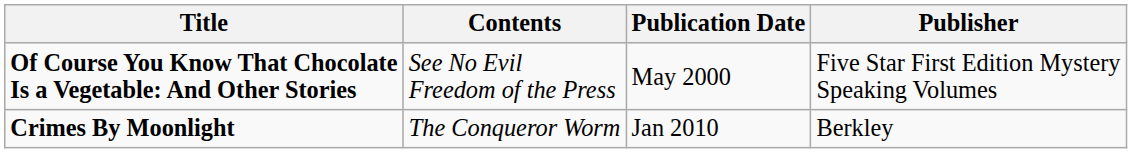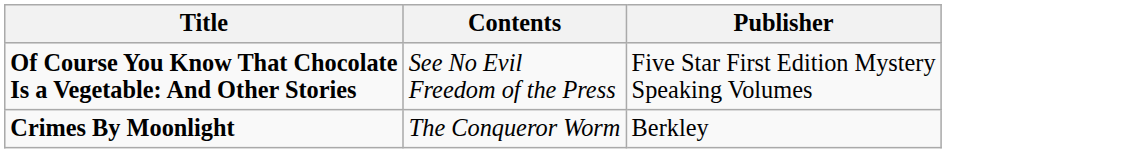- column: (718, 23)
